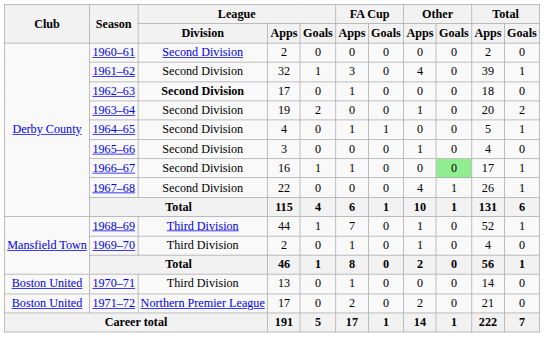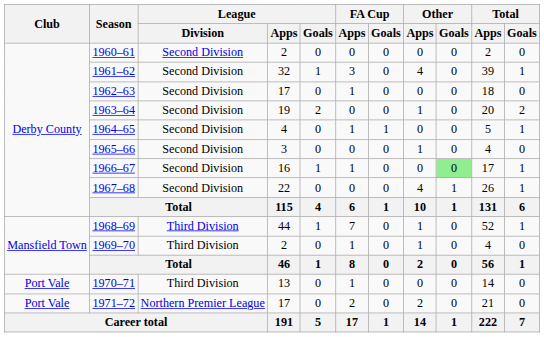(203, 91) bold -> (203, 91) normal
(47, 284) Boston United -> (47, 284) Port Vale
(47, 303) Boston United -> (47, 303) Port Vale
